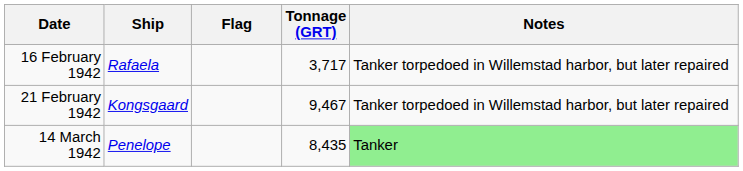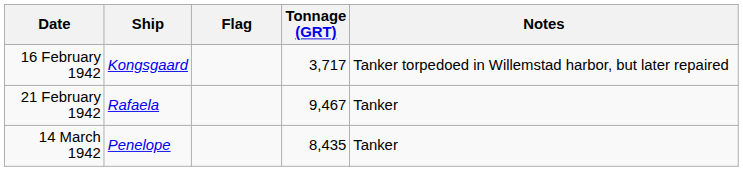(133, 65) Rafaela -> (148, 65) Kongsgaard
(148, 105) Kongsgaard -> (133, 105) Rafaela
(541, 105) Tanker torpedoed in Willemstad harbor, but later repaired -> (376, 105) Tanker
(376, 145) lightgreen background -> (376, 145) no background
